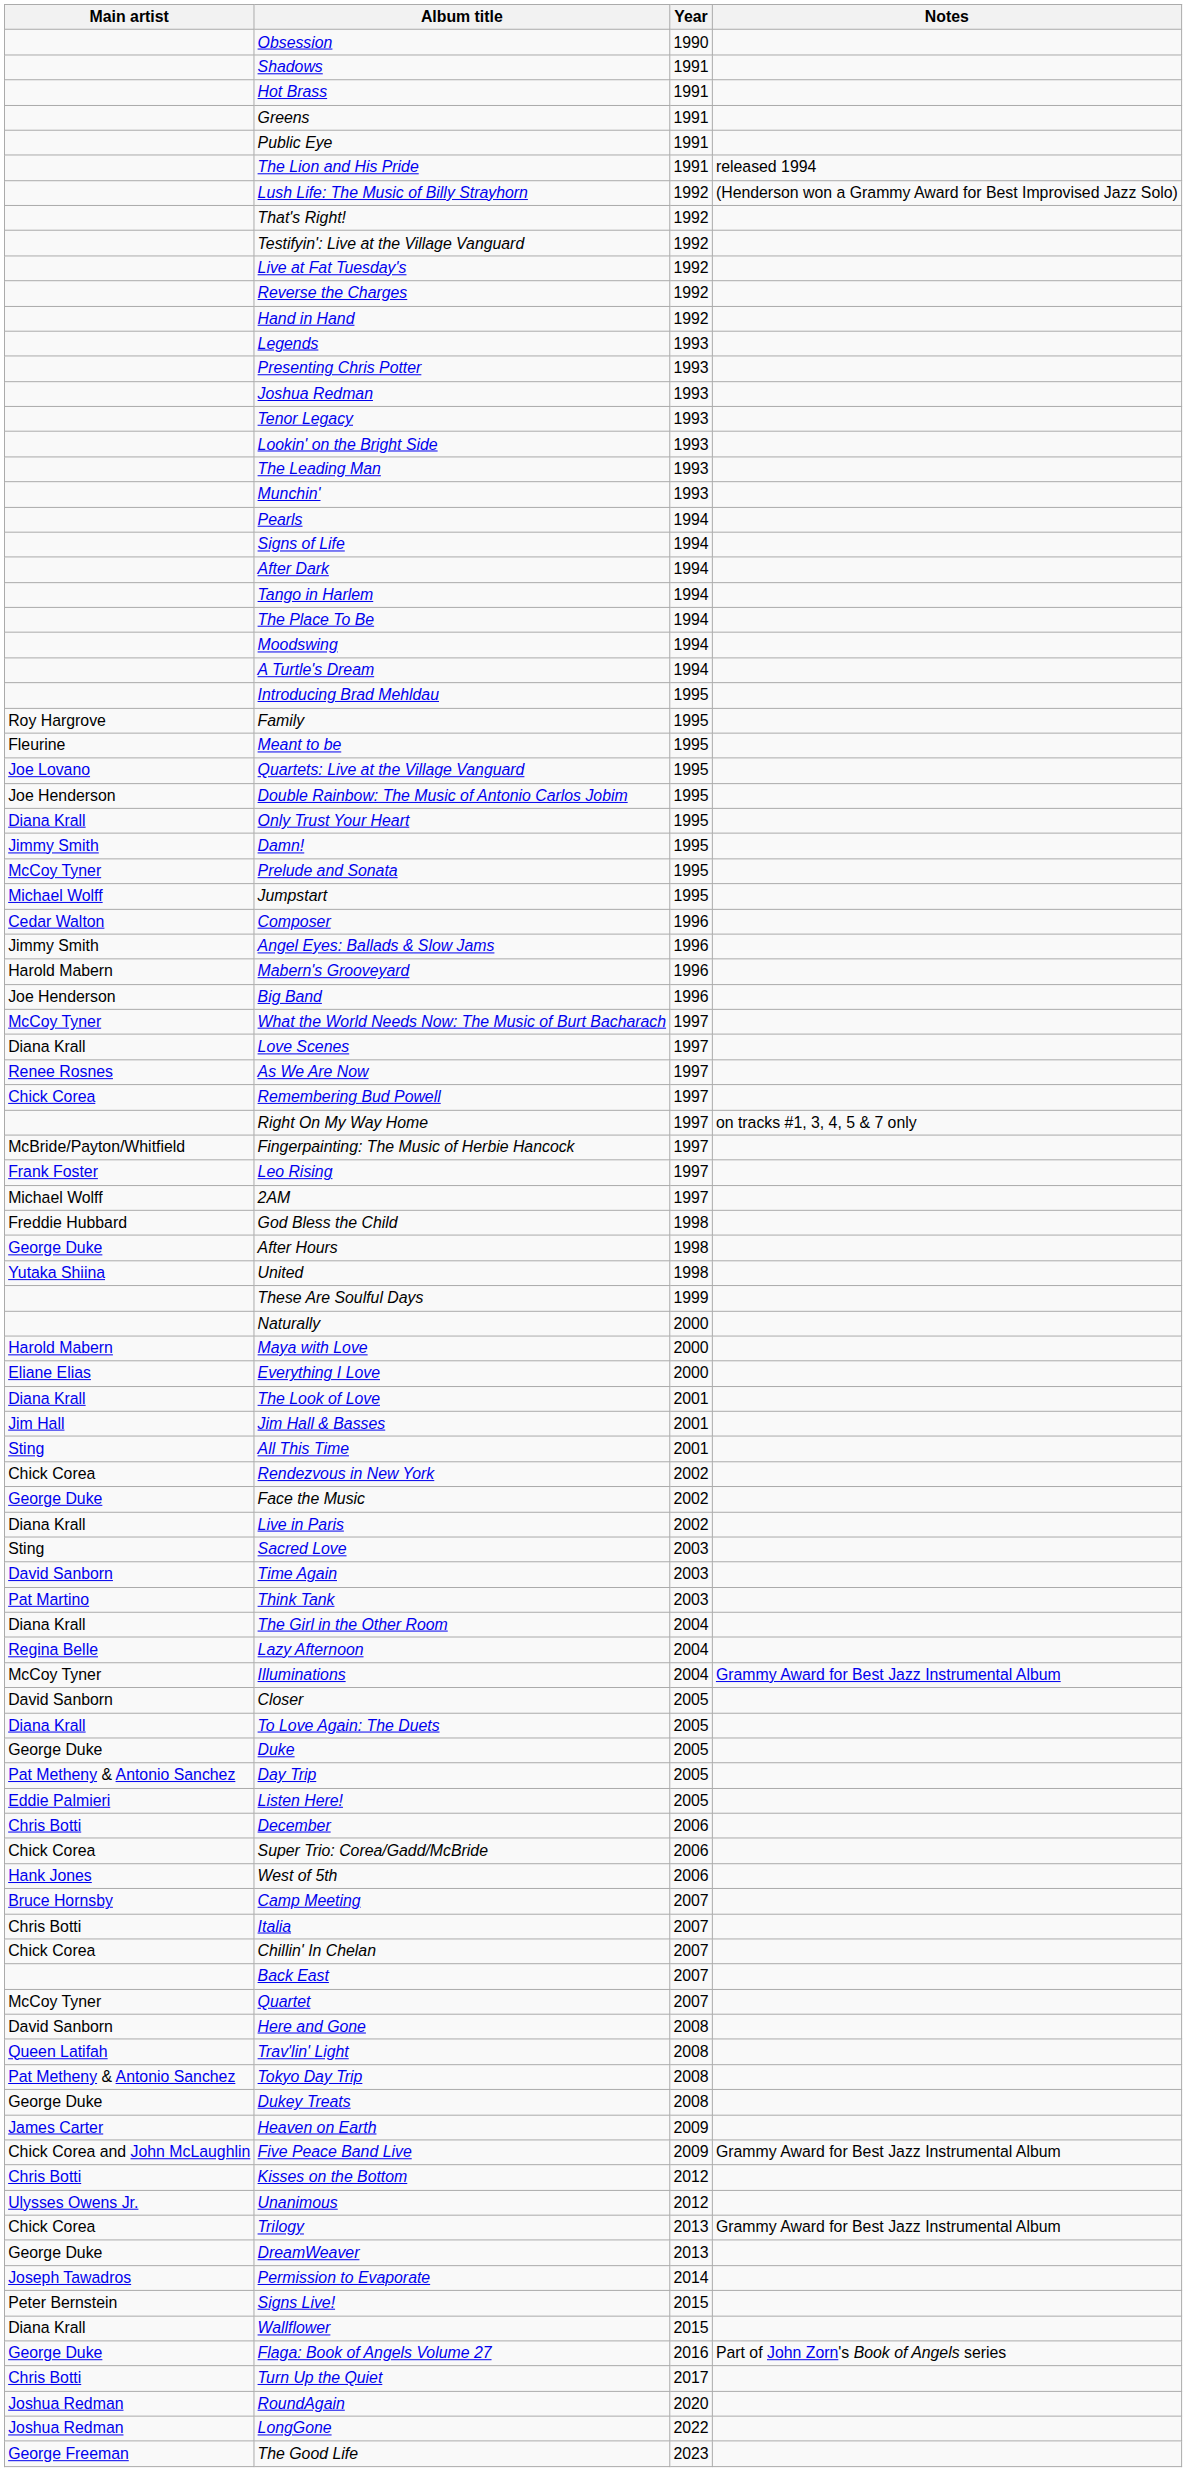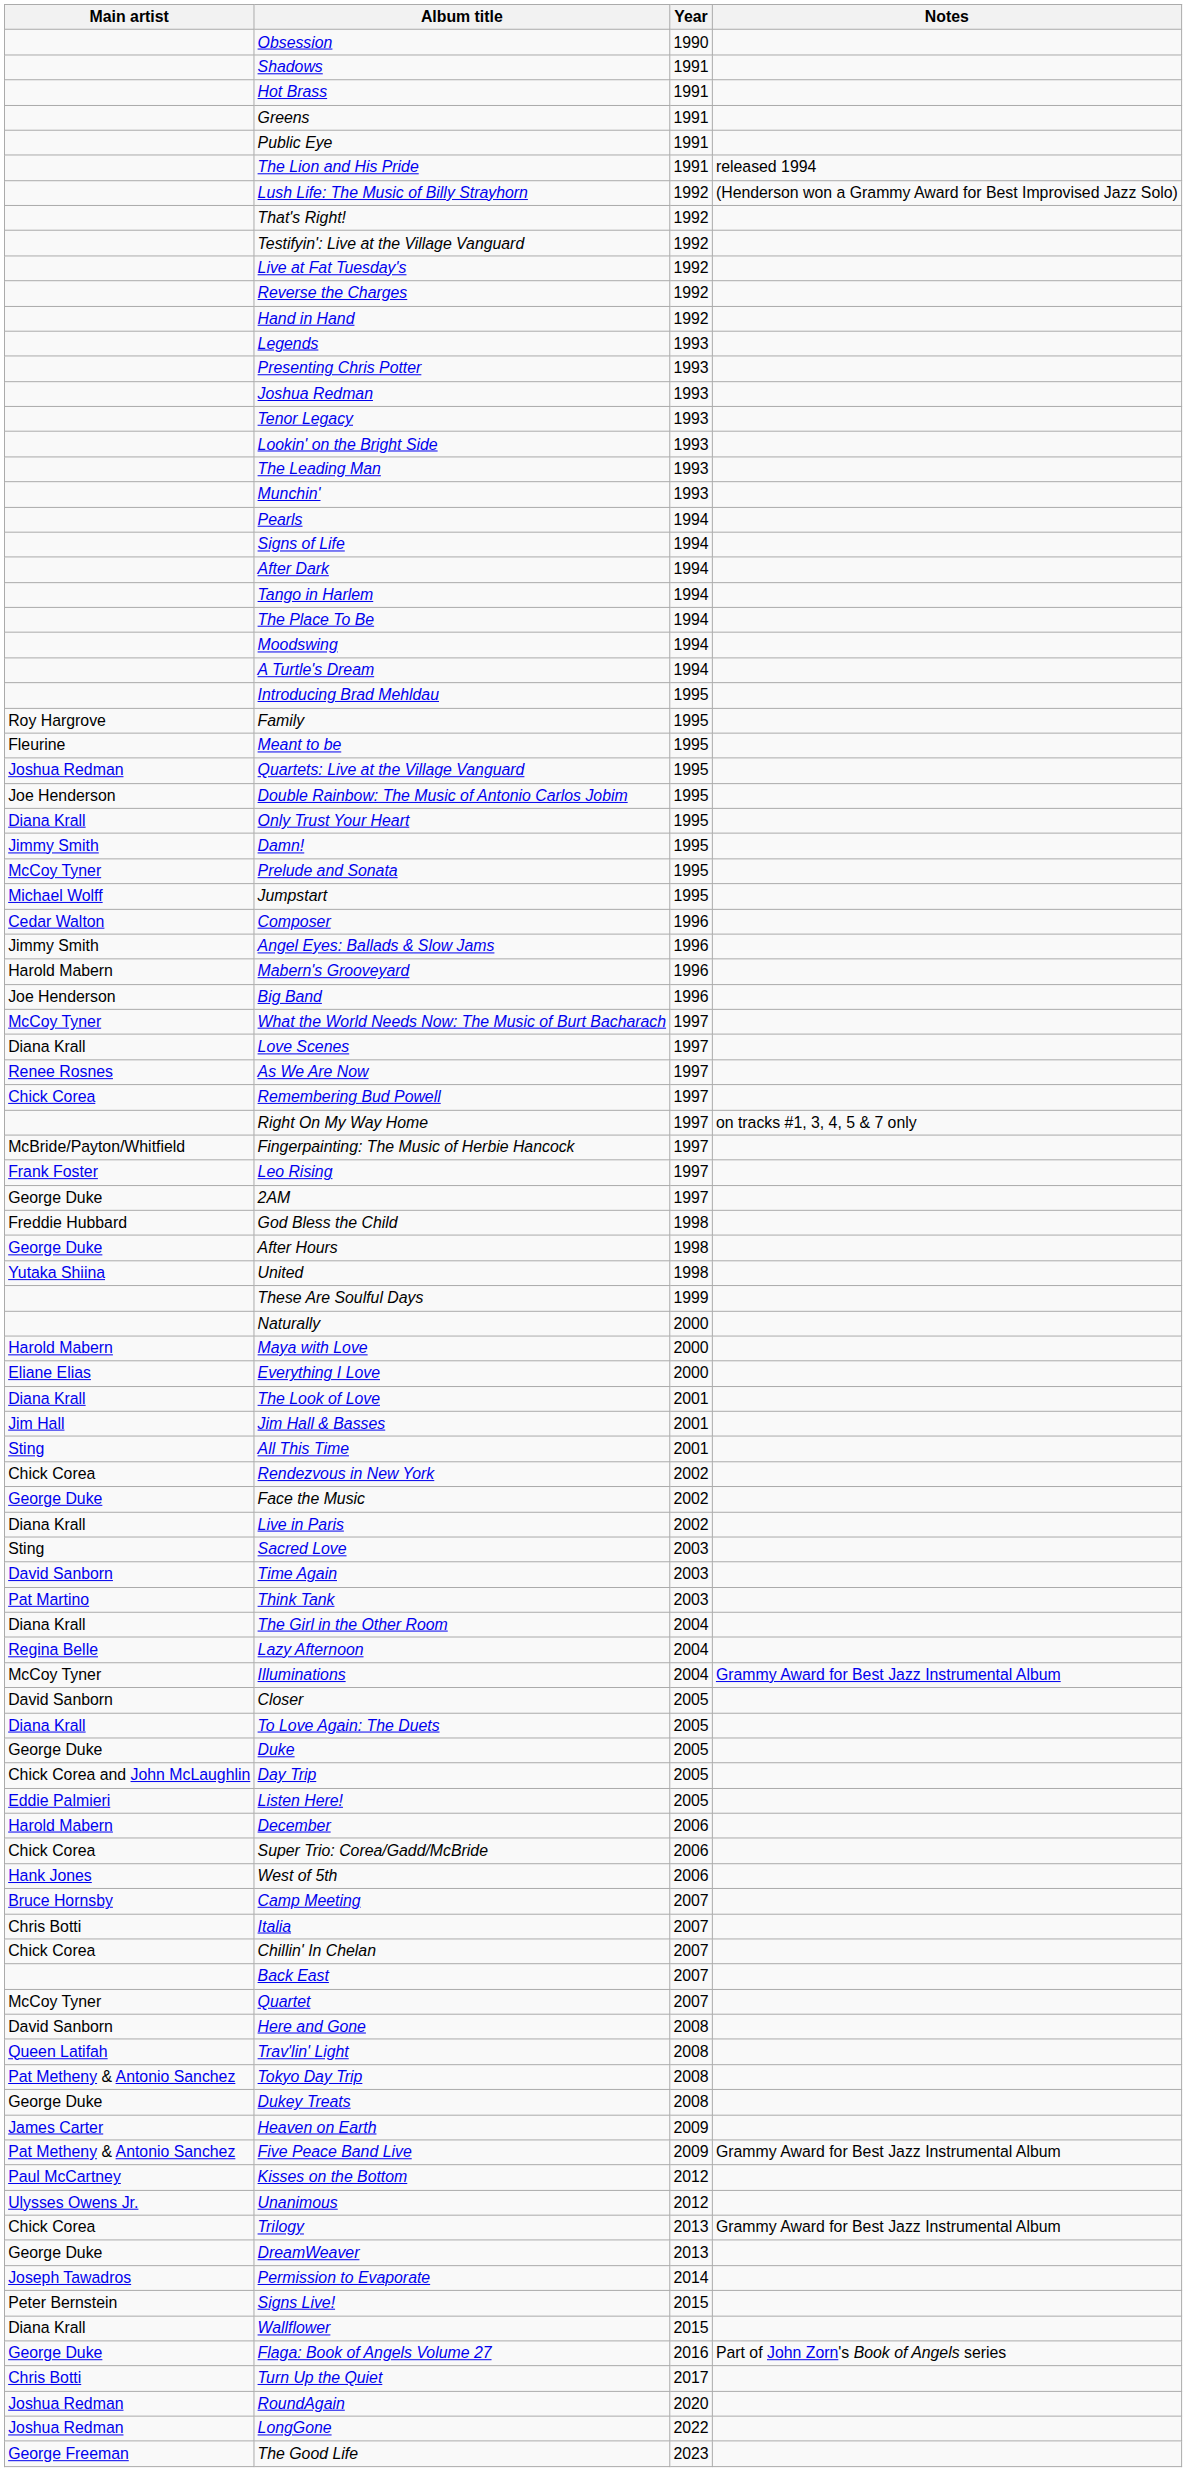(49, 770) Joe Lovano -> (66, 770) Joshua Redman
(55, 1197) Michael Wolff -> (55, 1197) George Duke
(122, 1775) Pat Metheny & Antonio Sanchez -> (129, 1775) Chick Corea and John McLaughlin
(45, 1825) Chris Botti -> (61, 1825) Harold Mabern
(129, 2152) Chick Corea and John McLaughlin -> (122, 2152) Pat Metheny & Antonio Sanchez
(45, 2177) Chris Botti -> (64, 2177) Paul McCartney
